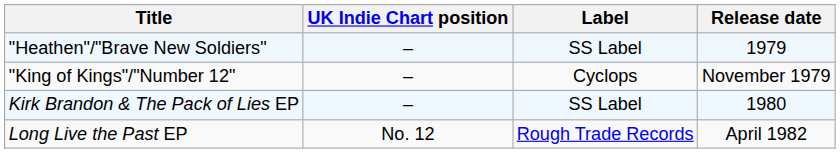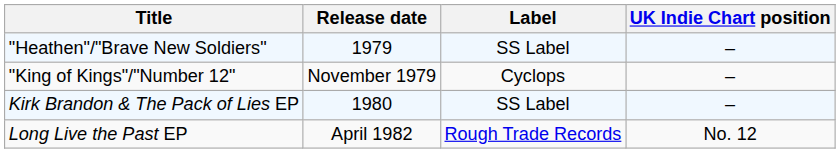columns swapped: (766, 18) <-> (408, 18)
